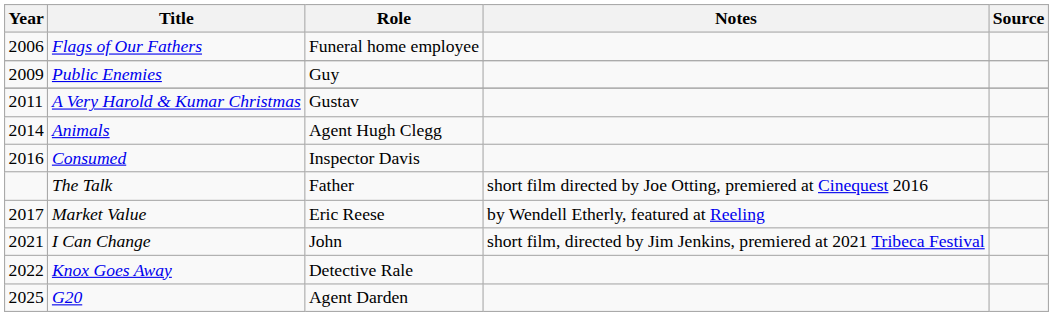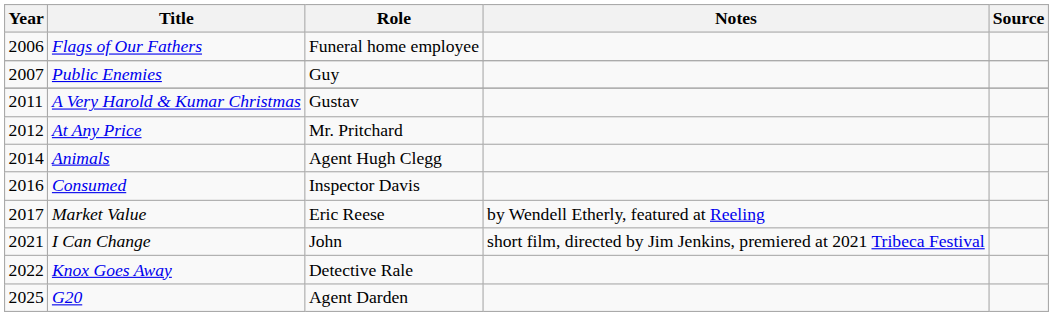(26, 74) 2009 -> (26, 74) 2007
+ row: (97, 130)
- row: (82, 185)
